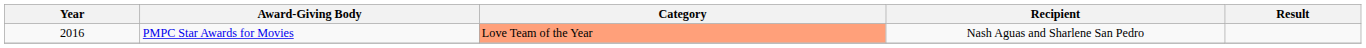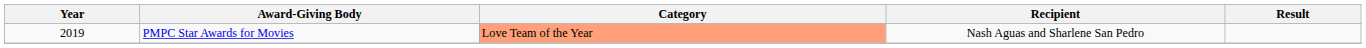(72, 33) 2016 -> (72, 33) 2019
